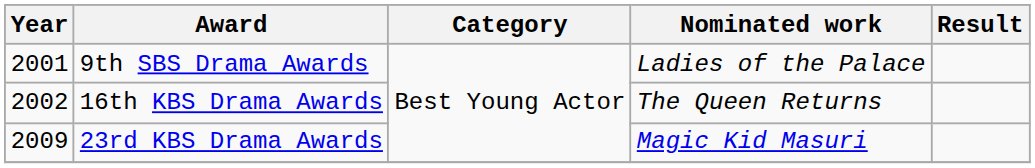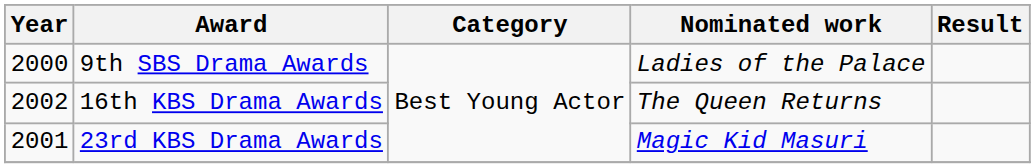(40, 64) 2001 -> (40, 64) 2000
(40, 142) 2009 -> (40, 142) 2001
